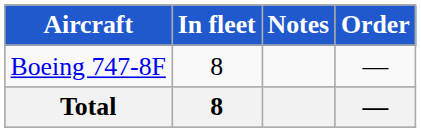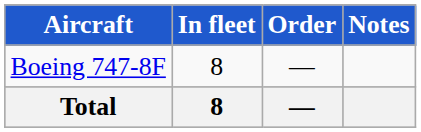columns swapped: (375, 24) <-> (298, 24)
